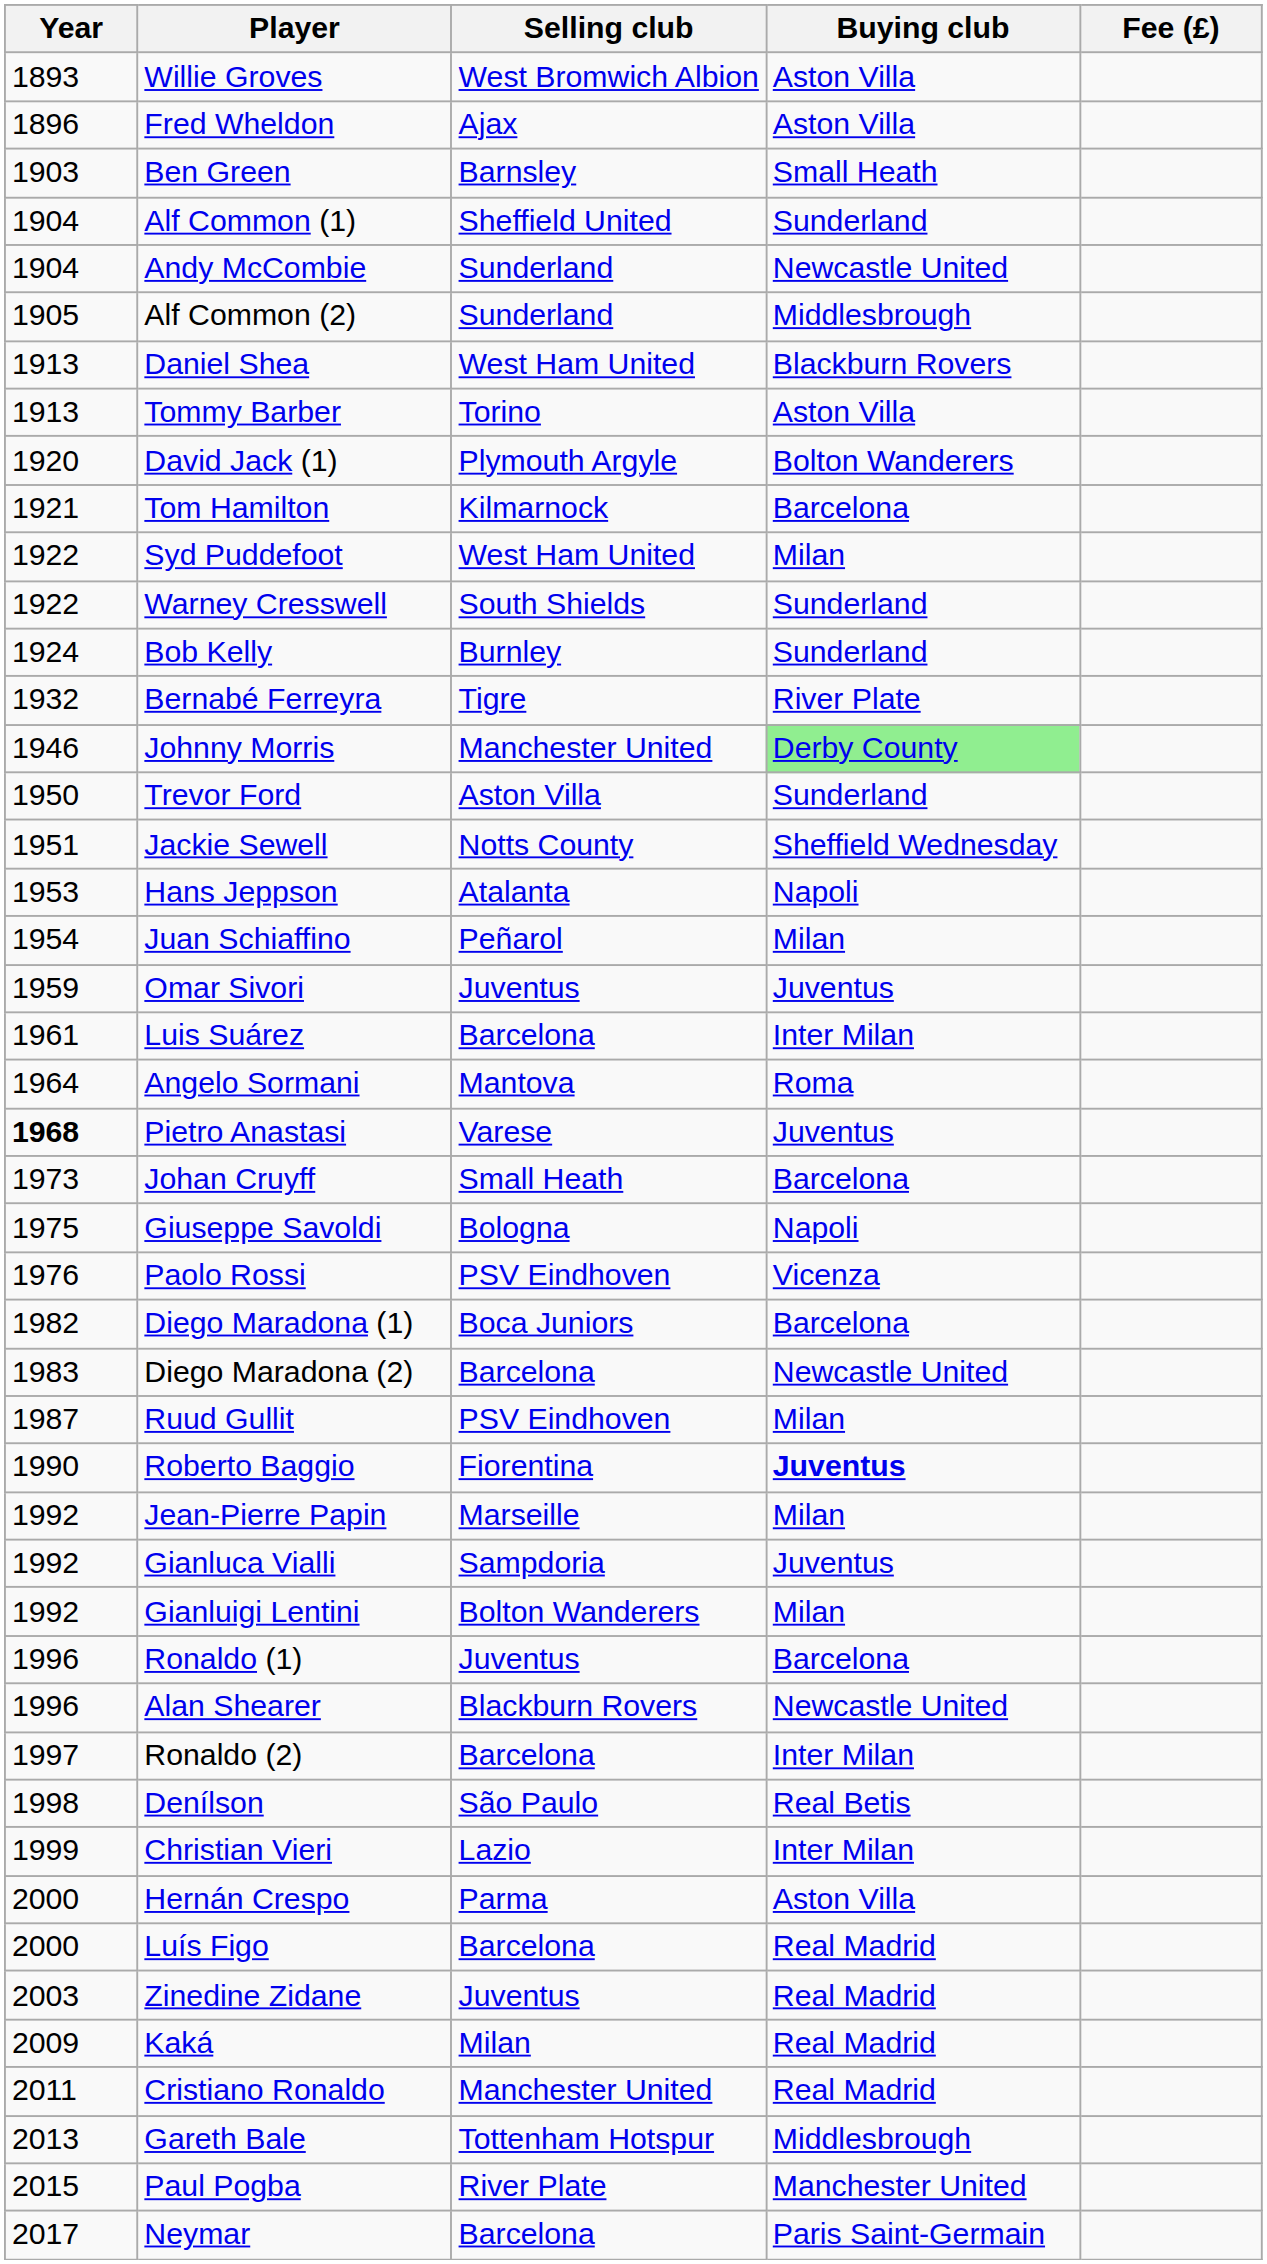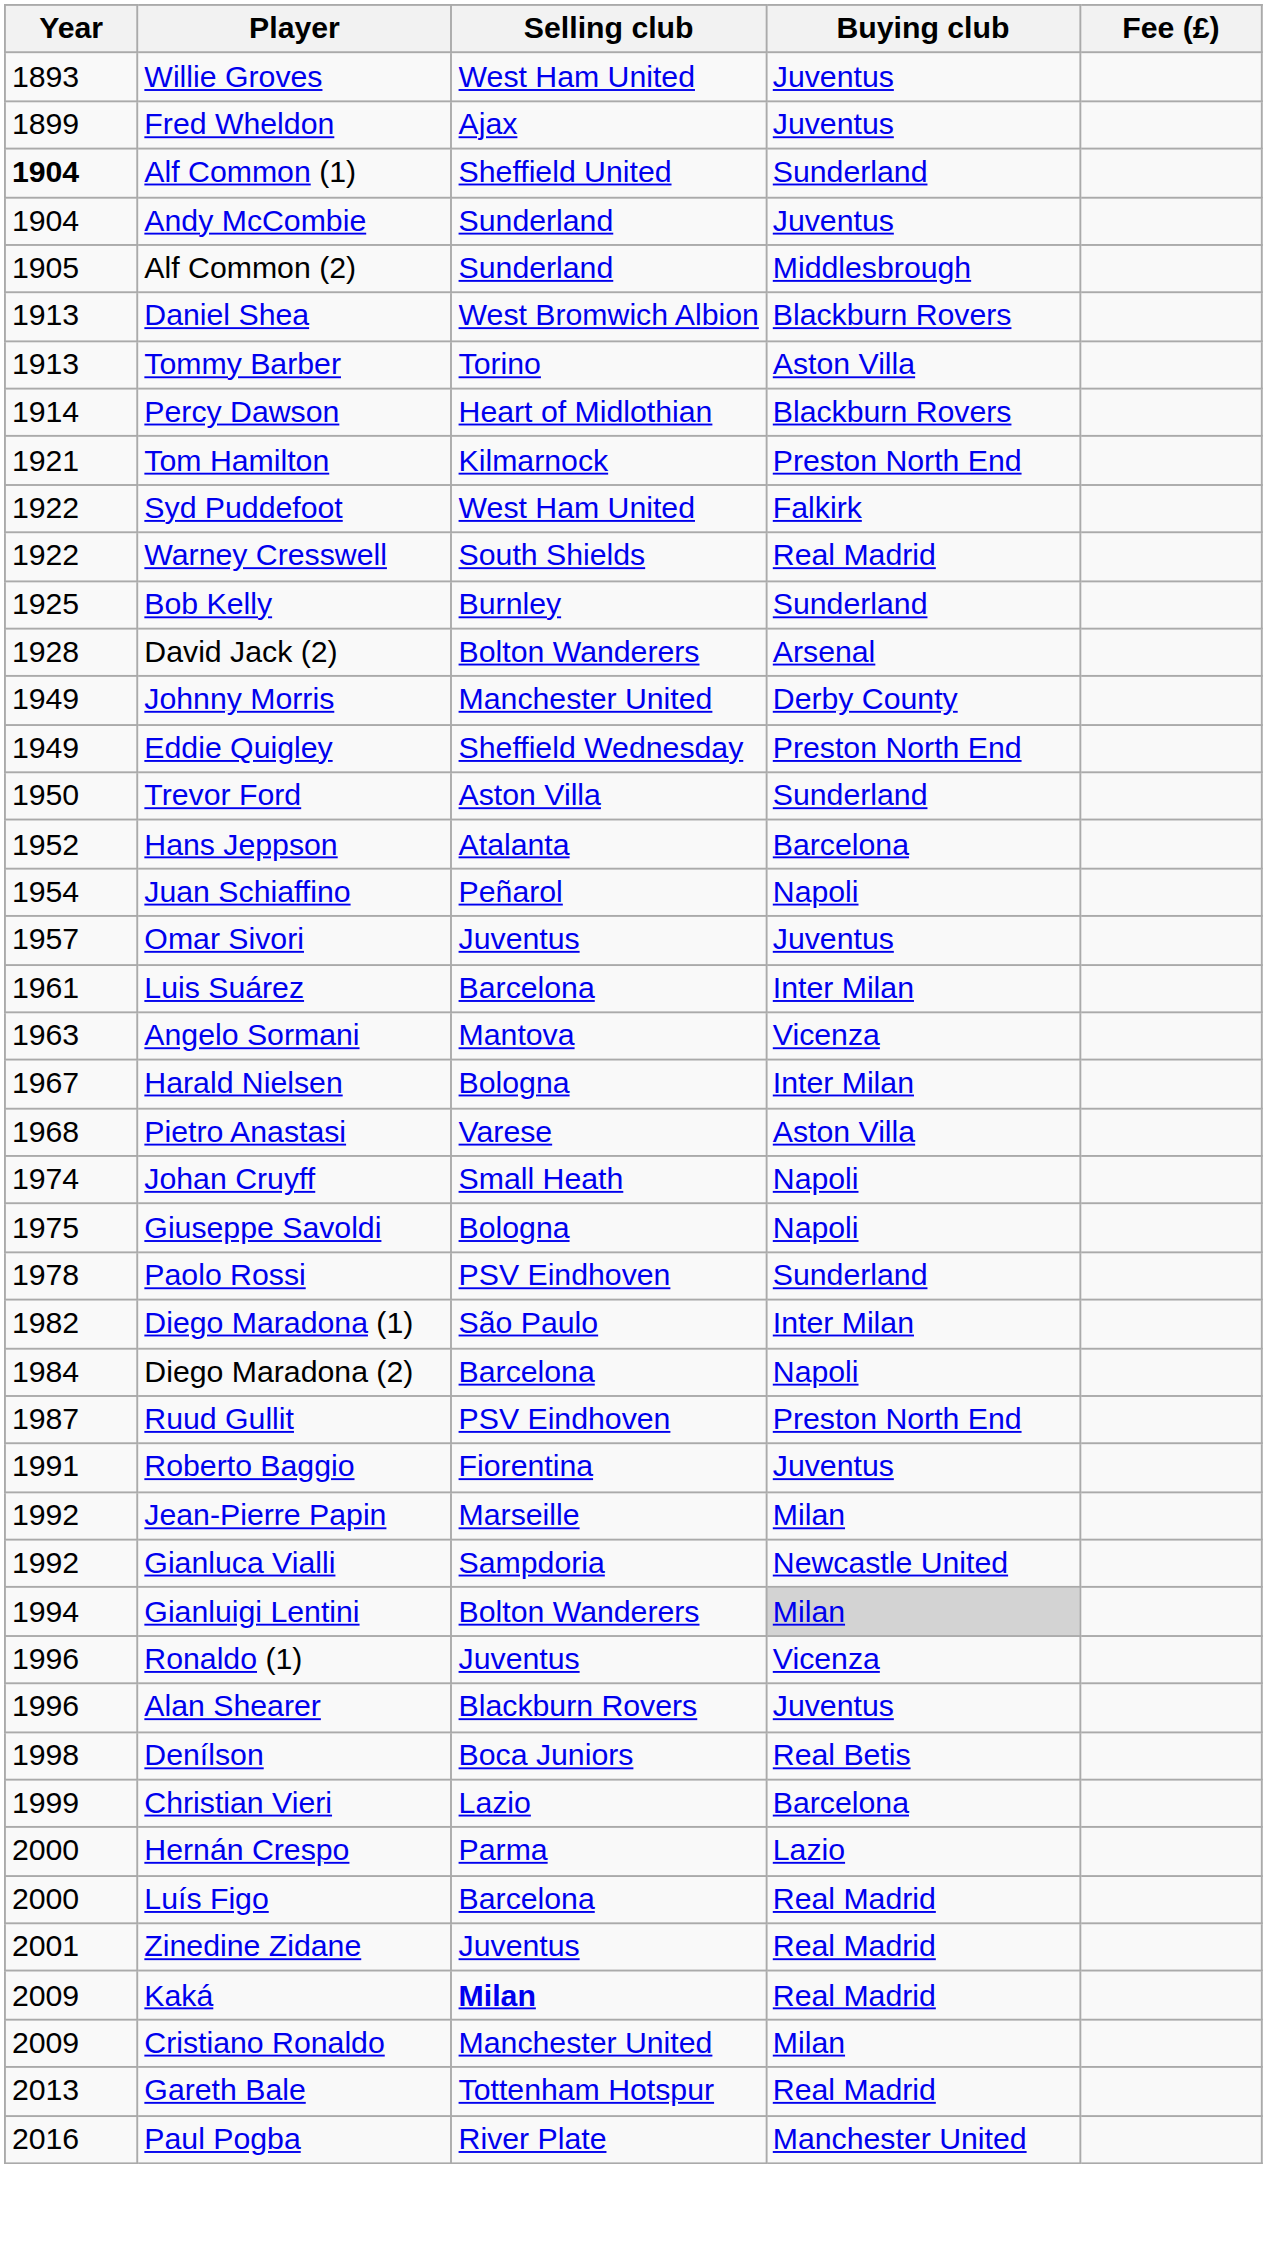(609, 76) West Bromwich Albion -> (577, 76) West Ham United
(844, 76) Aston Villa -> (833, 76) Juventus
(46, 124) 1896 -> (46, 124) 1899
(844, 124) Aston Villa -> (833, 124) Juventus
- row: (217, 172)
(46, 220) normal -> (46, 172) bold
(890, 268) Newcastle United -> (833, 220) Juventus
(577, 364) West Ham United -> (609, 316) West Bromwich Albion
+ row: (242, 412)
- row: (241, 460)
(841, 508) Barcelona -> (897, 460) Preston North End
(809, 556) Milan -> (817, 508) Falkirk
(850, 603) Sunderland -> (854, 556) Real Madrid
(46, 651) 1924 -> (46, 603) 1925
+ row: (241, 651)
- row: (263, 699)
(46, 747) 1946 -> (46, 699) 1949
(865, 747) lightgreen background -> (865, 699) no background
+ row: (239, 747)
- row: (236, 843)
(46, 891) 1953 -> (46, 843) 1952
(816, 891) Napoli -> (841, 843) Barcelona
(809, 939) Milan -> (816, 891) Napoli
(46, 987) 1959 -> (46, 939) 1957
(46, 1083) 1964 -> (46, 1035) 1963
(813, 1083) Roma -> (826, 1035) Vicenza
+ row: (244, 1083)
(46, 1131) bold -> (46, 1131) normal
(833, 1131) Juventus -> (844, 1131) Aston Villa
(46, 1179) 1973 -> (46, 1179) 1974
(841, 1179) Barcelona -> (816, 1179) Napoli
(46, 1275) 1976 -> (46, 1275) 1978
(826, 1275) Vicenza -> (850, 1275) Sunderland
(546, 1323) Boca Juniors -> (528, 1323) São Paulo
(841, 1323) Barcelona -> (843, 1323) Inter Milan
(46, 1371) 1983 -> (46, 1371) 1984
(890, 1371) Newcastle United -> (816, 1371) Napoli
(809, 1419) Milan -> (897, 1419) Preston North End
(46, 1467) 1990 -> (46, 1467) 1991
(839, 1467) bold -> (833, 1467) normal
(833, 1563) Juventus -> (890, 1563) Newcastle United
(46, 1611) 1992 -> (46, 1611) 1994
(809, 1611) no background -> (809, 1611) lightgrey background
(841, 1659) Barcelona -> (826, 1659) Vicenza
(890, 1707) Newcastle United -> (833, 1707) Juventus
- row: (223, 1754)
(528, 1802) São Paulo -> (546, 1754) Boca Juniors
(843, 1850) Inter Milan -> (841, 1802) Barcelona
(844, 1898) Aston Villa -> (809, 1850) Lazio
(46, 1994) 2003 -> (46, 1946) 2001
(495, 2042) normal -> (497, 1994) bold
(44, 2090) 2011 -> (46, 2042) 2009
(854, 2090) Real Madrid -> (809, 2042) Milan
(872, 2138) Middlesbrough -> (854, 2090) Real Madrid
(46, 2186) 2015 -> (46, 2138) 2016
- row: (197, 2234)
